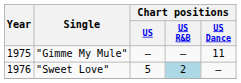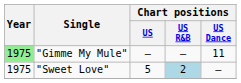(19, 54) no background -> (19, 54) lightgreen background
(19, 70) 1976 -> (19, 70) 1975
